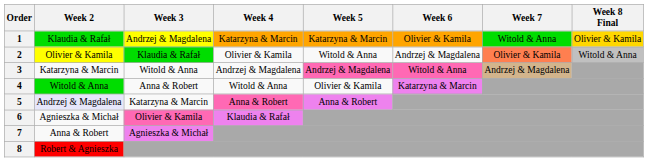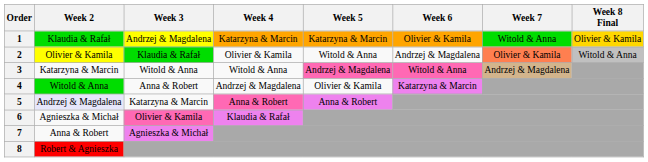(258, 70) Andrzej & Magdalena -> (258, 70) Witold & Anna
(258, 85) Witold & Anna -> (258, 85) Andrzej & Magdalena
